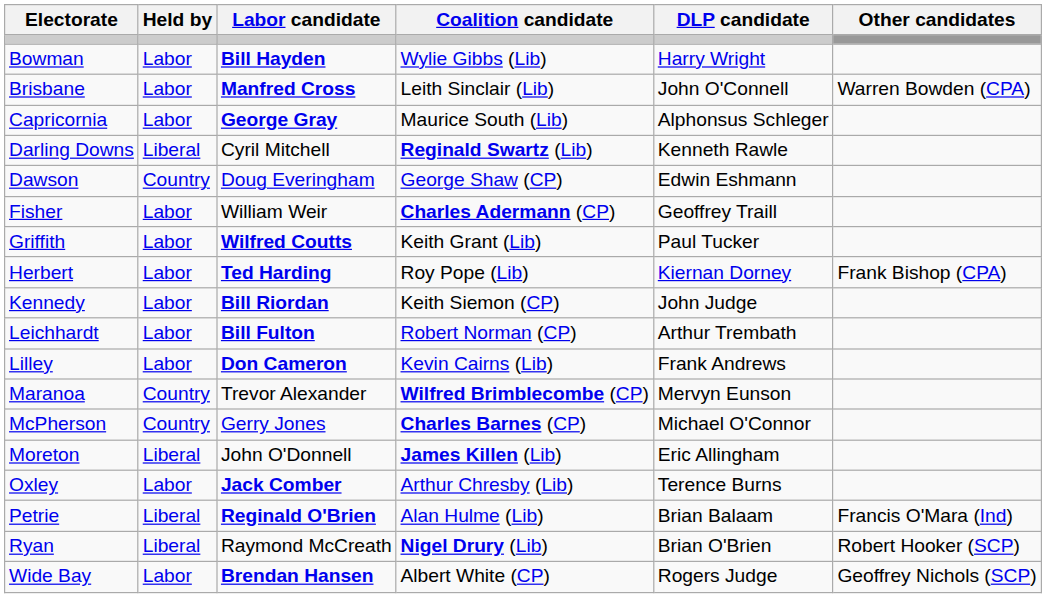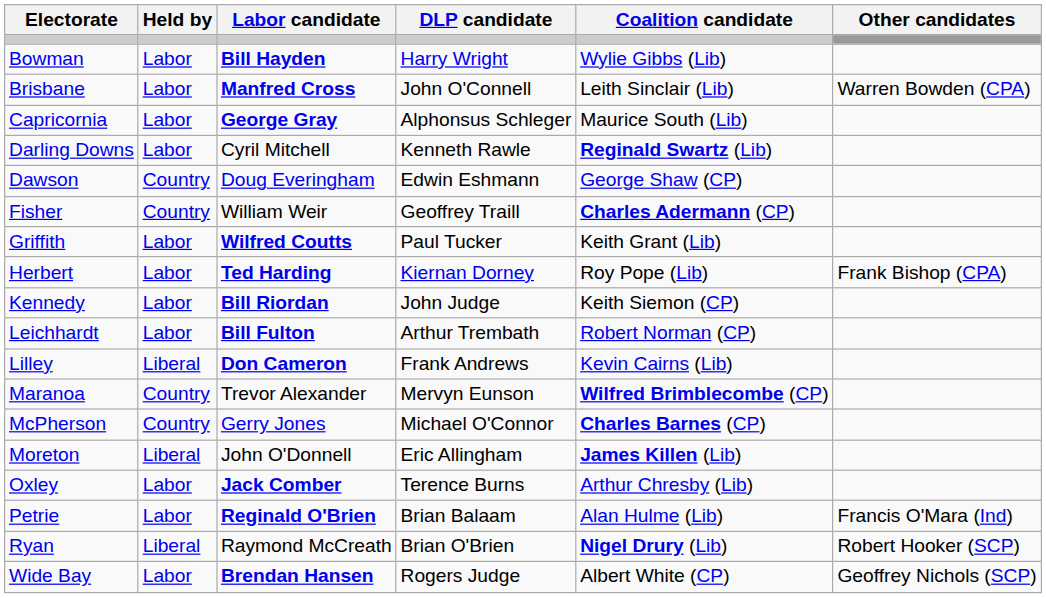columns swapped: (525, 19) <-> (743, 19)
(172, 150) Liberal -> (167, 150) Labor
(167, 211) Labor -> (176, 211) Country
(167, 363) Labor -> (172, 363) Liberal
(172, 515) Liberal -> (167, 515) Labor
